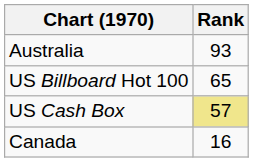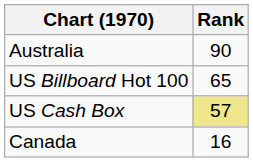(221, 50) 93 -> (221, 50) 90
